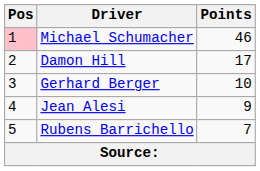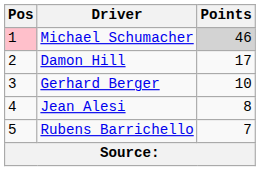(243, 39) no background -> (243, 39) lightgrey background
(247, 108) 9 -> (247, 108) 8
